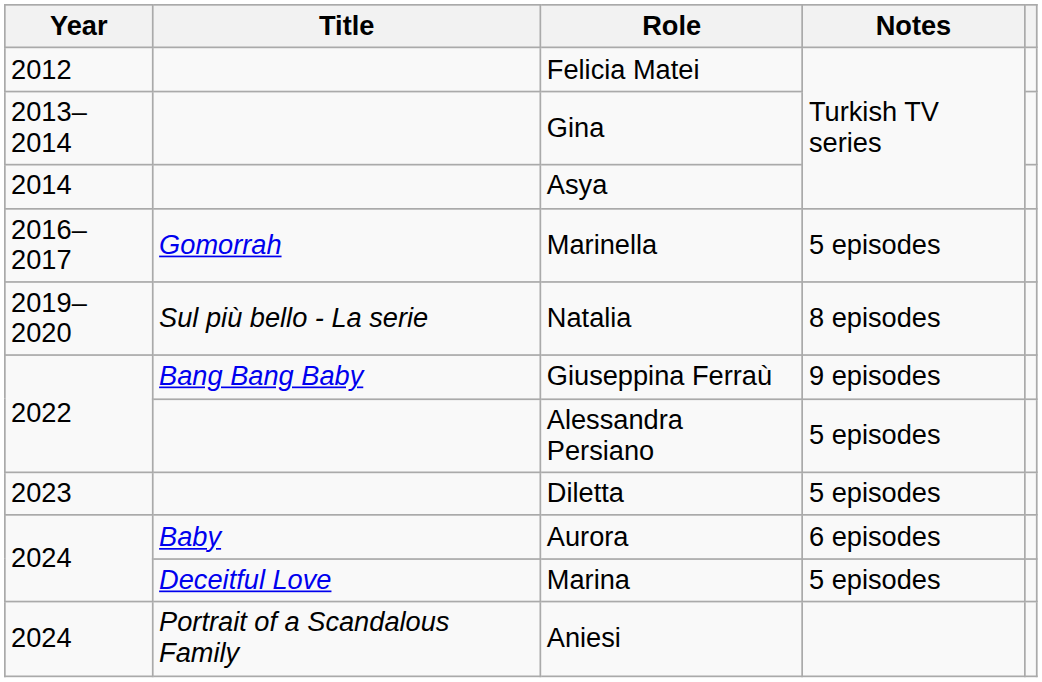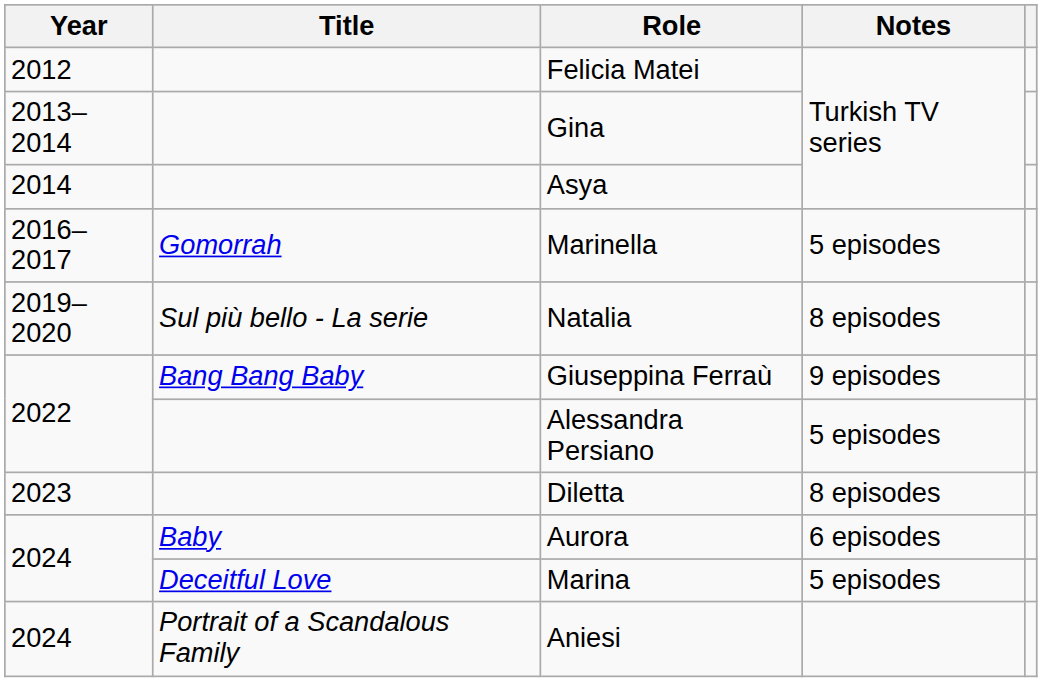(875, 493) 5 episodes -> (875, 493) 8 episodes
